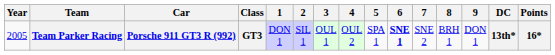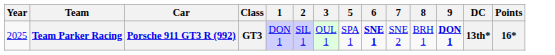- column: (352, 12)
(17, 35) 2005 -> (17, 35) 2025
(475, 35) normal -> (450, 35) bold
